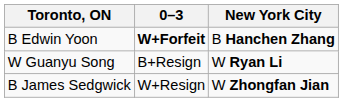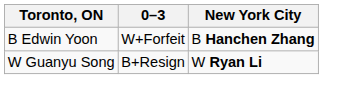(171, 39) bold -> (153, 39) normal
- row: (69, 85)
